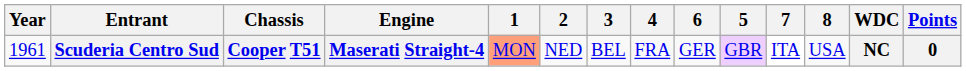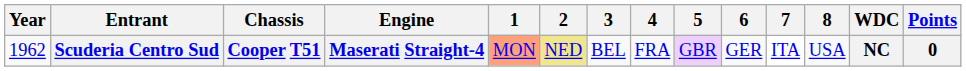columns swapped: (743, 20) <-> (697, 20)
(27, 50) 1961 -> (27, 50) 1962
(563, 50) no background -> (563, 50) khaki background
